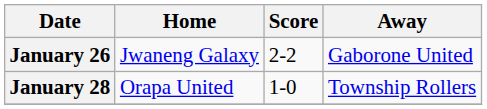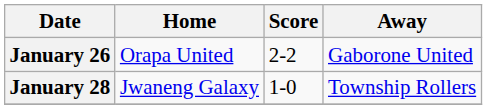(189, 54) Jwaneng Galaxy -> (177, 54) Orapa United
(177, 87) Orapa United -> (189, 87) Jwaneng Galaxy
